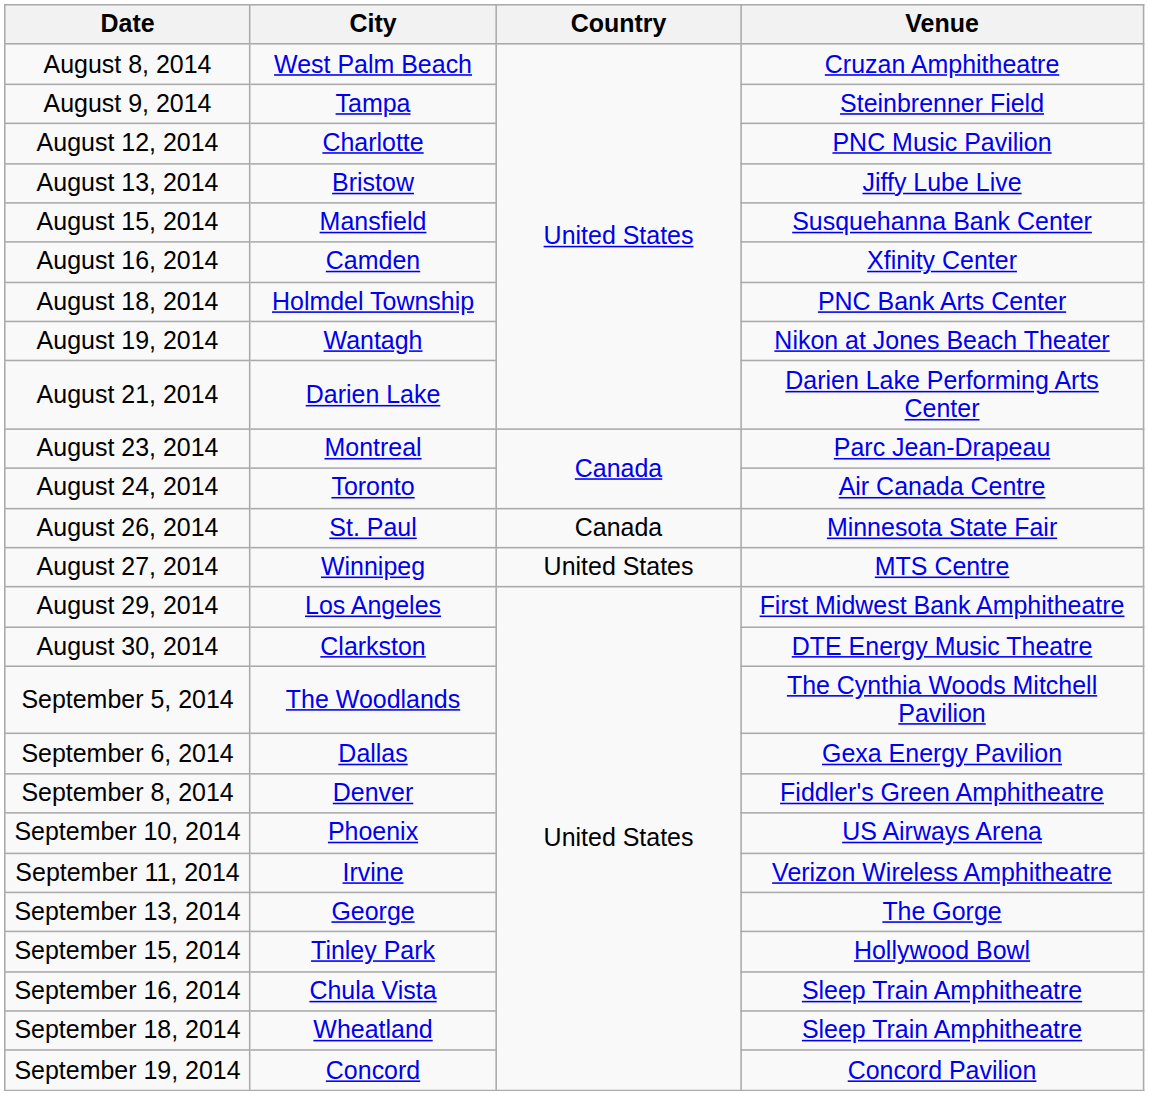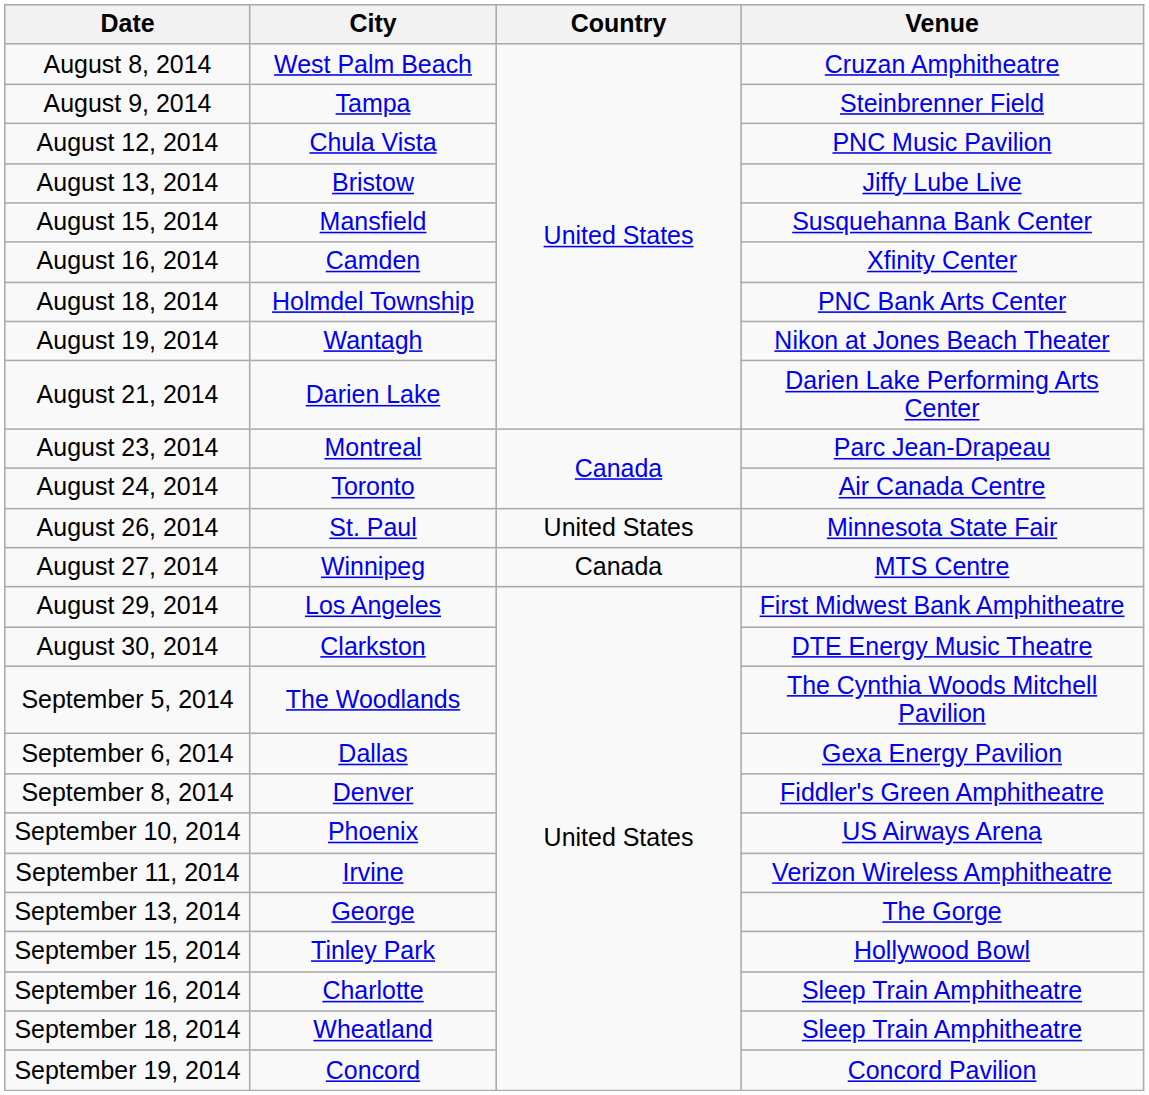(373, 143) Charlotte -> (373, 143) Chula Vista
(619, 527) Canada -> (619, 527) United States
(619, 566) United States -> (619, 566) Canada
(373, 990) Chula Vista -> (373, 990) Charlotte
